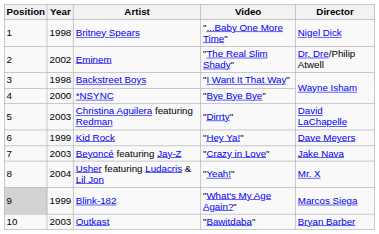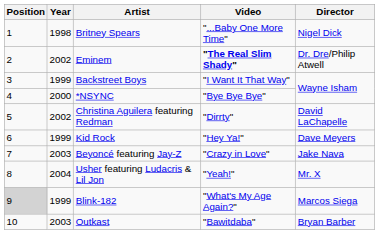(235, 59) normal -> (237, 59) bold
(60, 80) 1998 -> (60, 80) 1999
(60, 117) 2003 -> (60, 117) 2002
